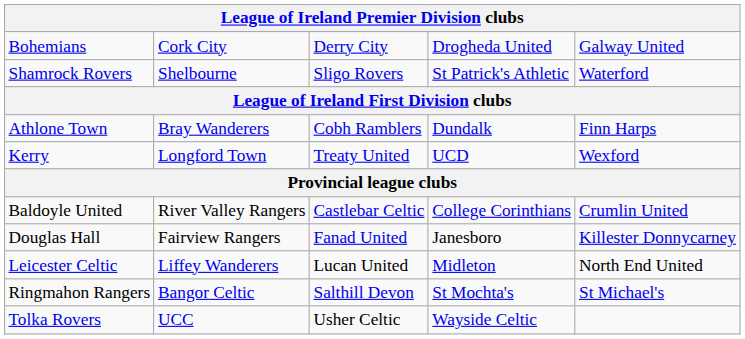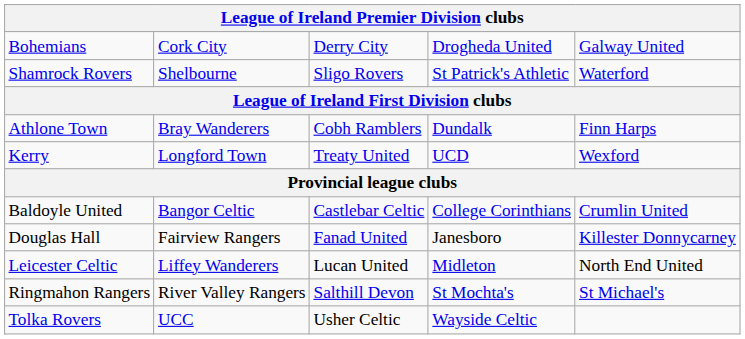(232, 210) River Valley Rangers -> (206, 210) Bangor Celtic
(206, 292) Bangor Celtic -> (232, 292) River Valley Rangers
